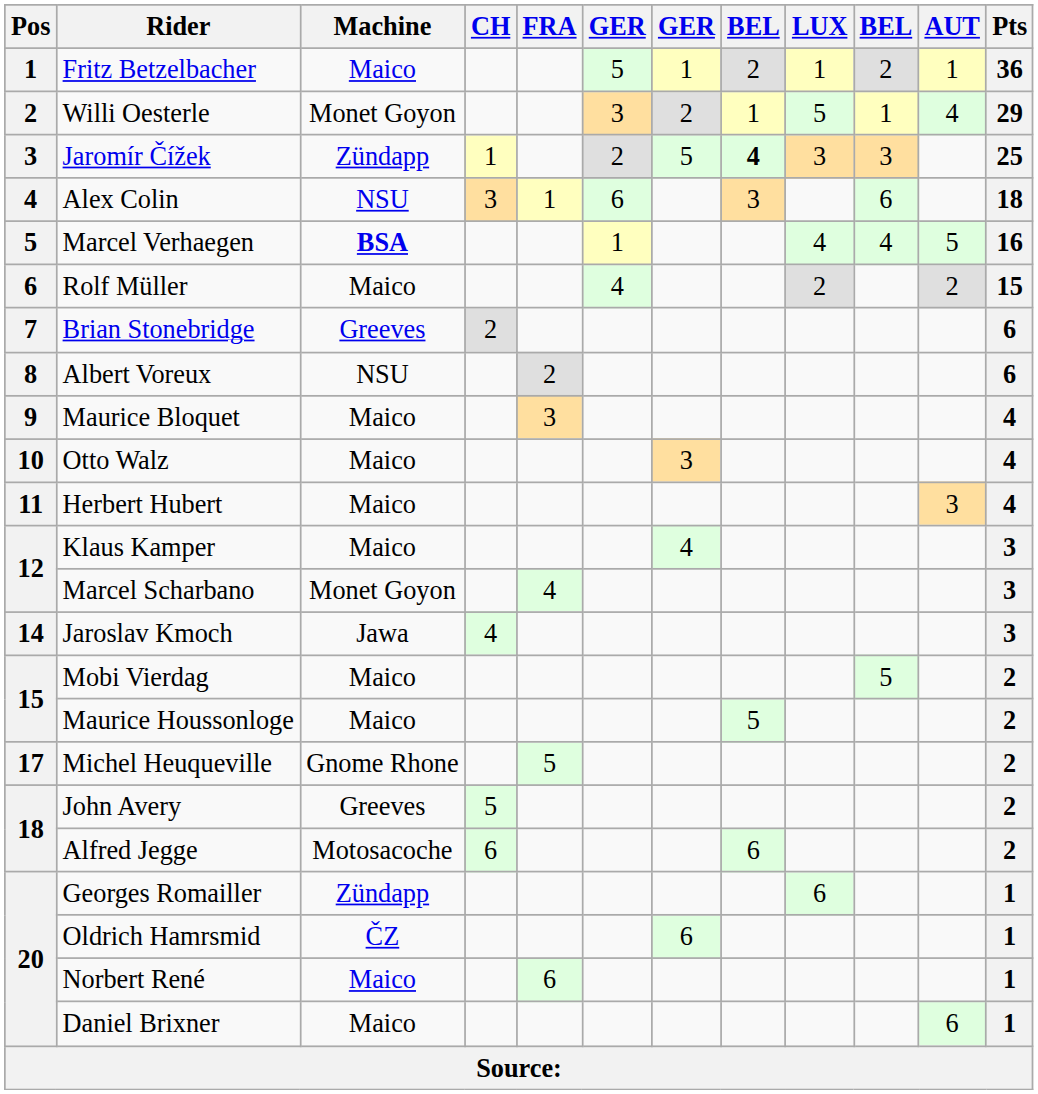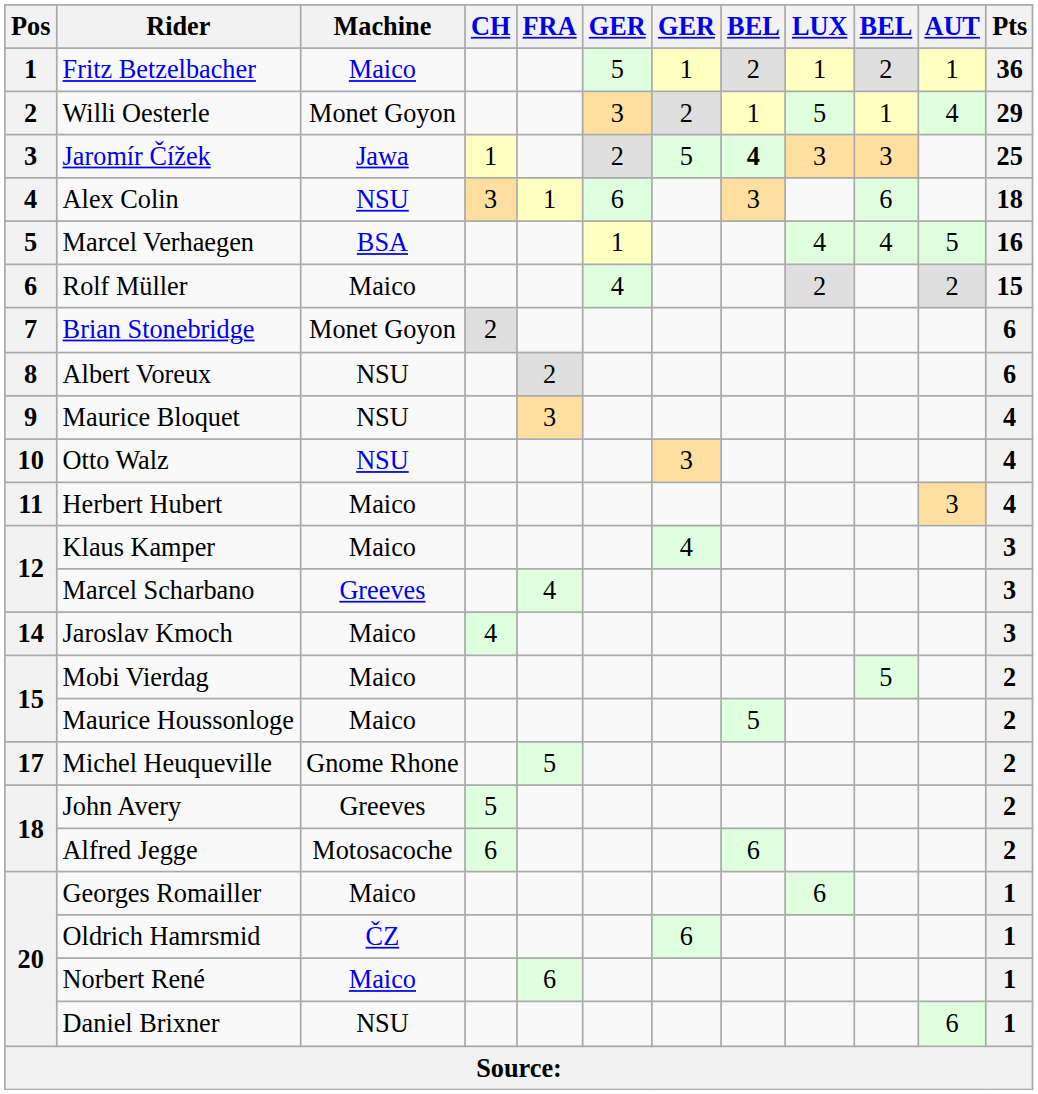(382, 156) Zündapp -> (382, 156) Jawa
(382, 243) bold -> (382, 243) normal
(382, 329) Greeves -> (382, 329) Monet Goyon
(382, 416) Maico -> (382, 416) NSU
(382, 459) Maico -> (382, 459) NSU
(382, 590) Monet Goyon -> (382, 590) Greeves
(382, 633) Jawa -> (382, 633) Maico
(382, 893) Zündapp -> (382, 893) Maico
(382, 1023) Maico -> (382, 1023) NSU
